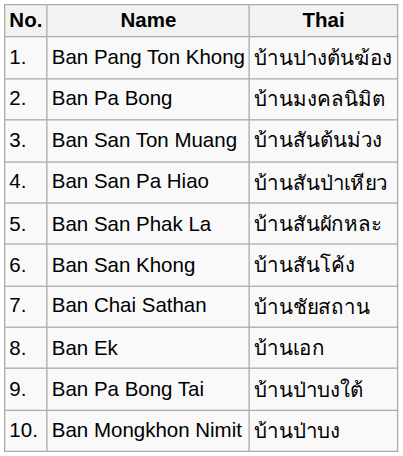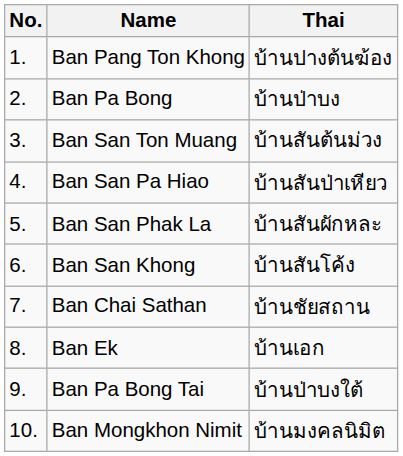(320, 99) บ้านมงคลนิมิต -> (297, 99) บ้านป่าบง
(297, 431) บ้านป่าบง -> (320, 431) บ้านมงคลนิมิต
